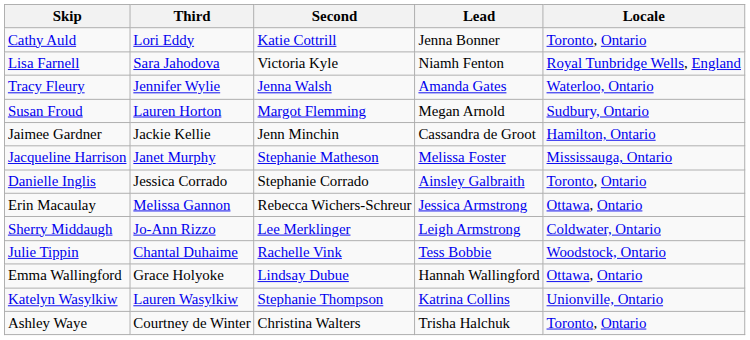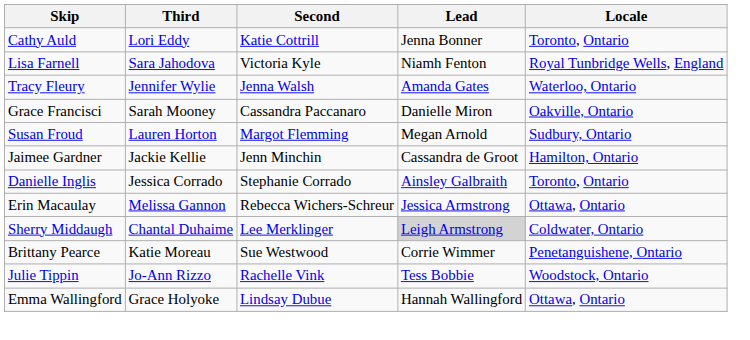+ row: (55, 110)
- row: (67, 157)
(174, 228) Jo-Ann Rizzo -> (181, 228) Chantal Duhaime
(469, 228) no background -> (452, 228) lightgrey background
+ row: (54, 252)
(186, 252) Chantal Duhaime -> (170, 275) Jo-Ann Rizzo
- row: (63, 299)
- row: (47, 323)
